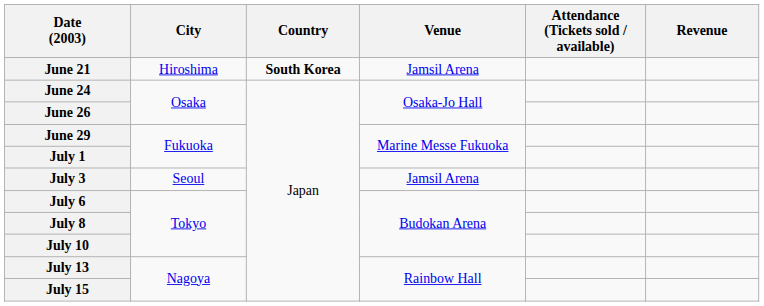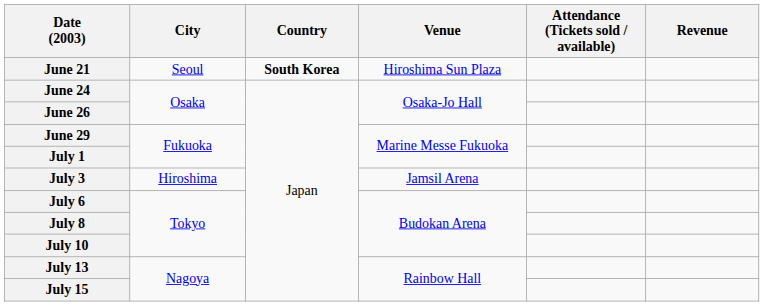(188, 68) Hiroshima -> (188, 68) Seoul
(443, 68) Jamsil Arena -> (442, 68) Hiroshima Sun Plaza
(188, 179) Seoul -> (188, 179) Hiroshima
